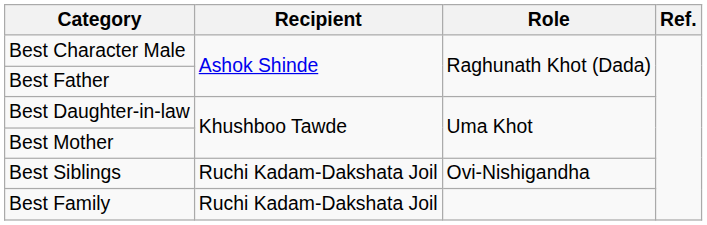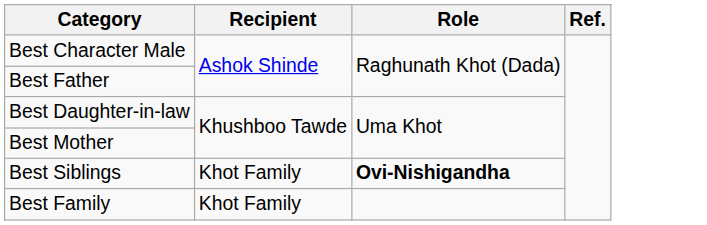(318, 173) Ruchi Kadam-Dakshata Joil -> (250, 173) Khot Family
(518, 173) normal -> (433, 173) bold
(318, 204) Ruchi Kadam-Dakshata Joil -> (250, 204) Khot Family
